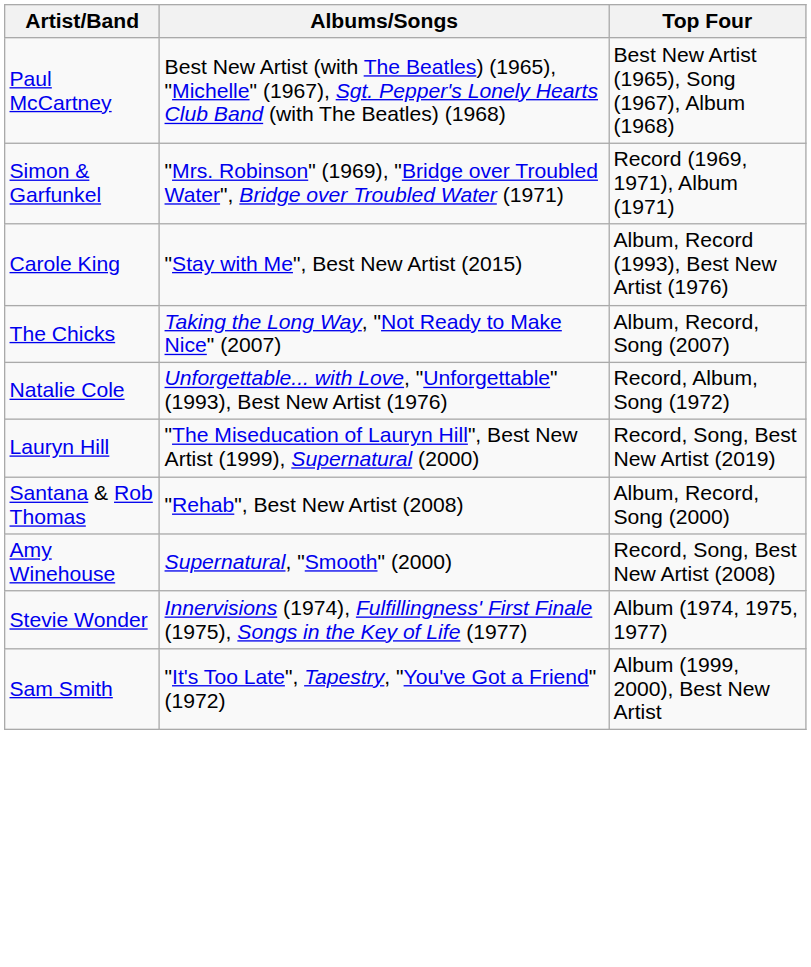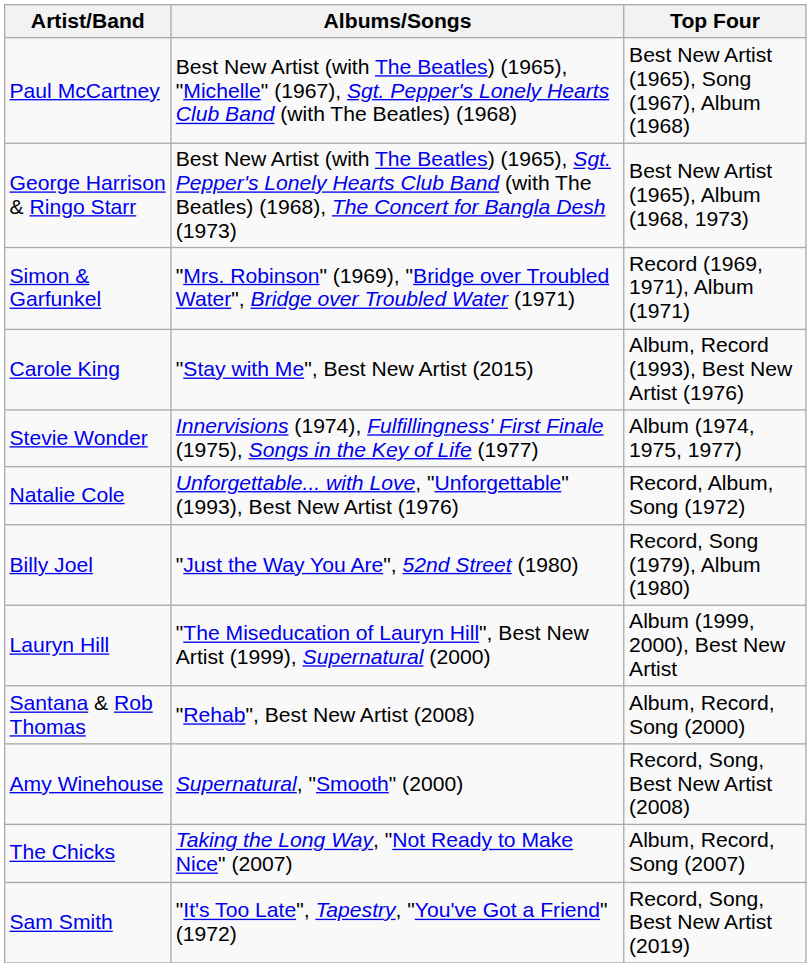+ row: (88, 195)
rows swapped: (79, 619) <-> (62, 333)
+ row: (51, 564)
(705, 447) Record, Song, Best New Artist (2019) -> (707, 645) Album (1999, 2000), Best New Artist
(692, 688) Album (1999, 2000), Best New Artist -> (701, 922) Record, Song, Best New Artist (2019)
